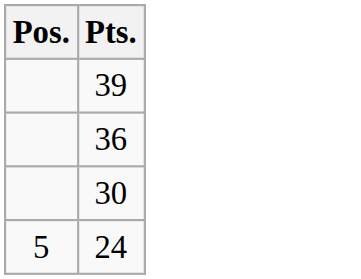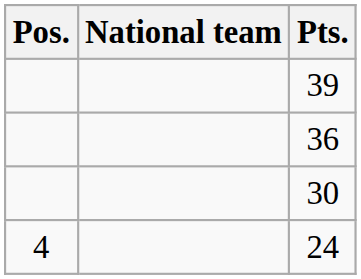+ column: (183, 31)
(41, 247) 5 -> (41, 247) 4
